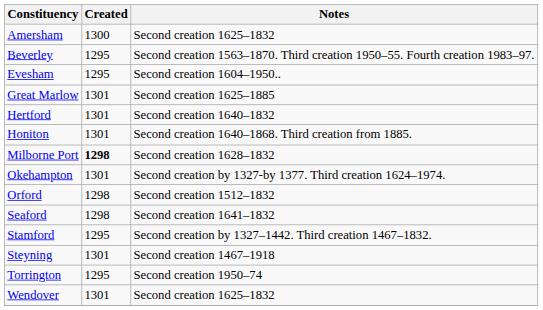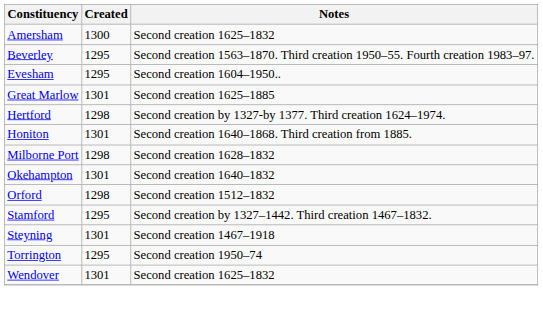(97, 114) 1301 -> (97, 114) 1298
(204, 114) Second creation 1640–1832 -> (289, 114) Second creation by 1327-by 1377. Third creation 1624–1974.
(97, 154) bold -> (97, 154) normal
(289, 174) Second creation by 1327-by 1377. Third creation 1624–1974. -> (204, 174) Second creation 1640–1832
- row: (27, 214)
